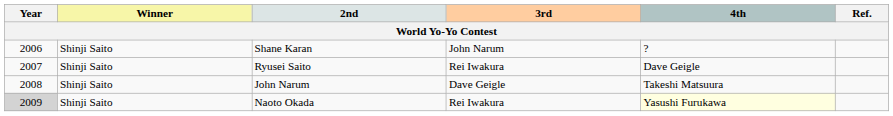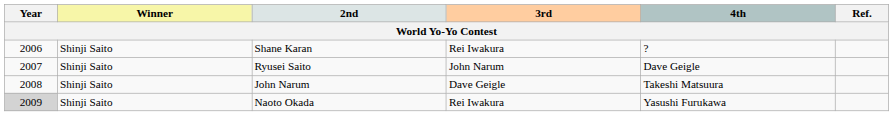(476, 48) John Narum -> (476, 48) Rei Iwakura
(476, 66) Rei Iwakura -> (476, 66) John Narum
(685, 102) lightyellow background -> (685, 102) no background
